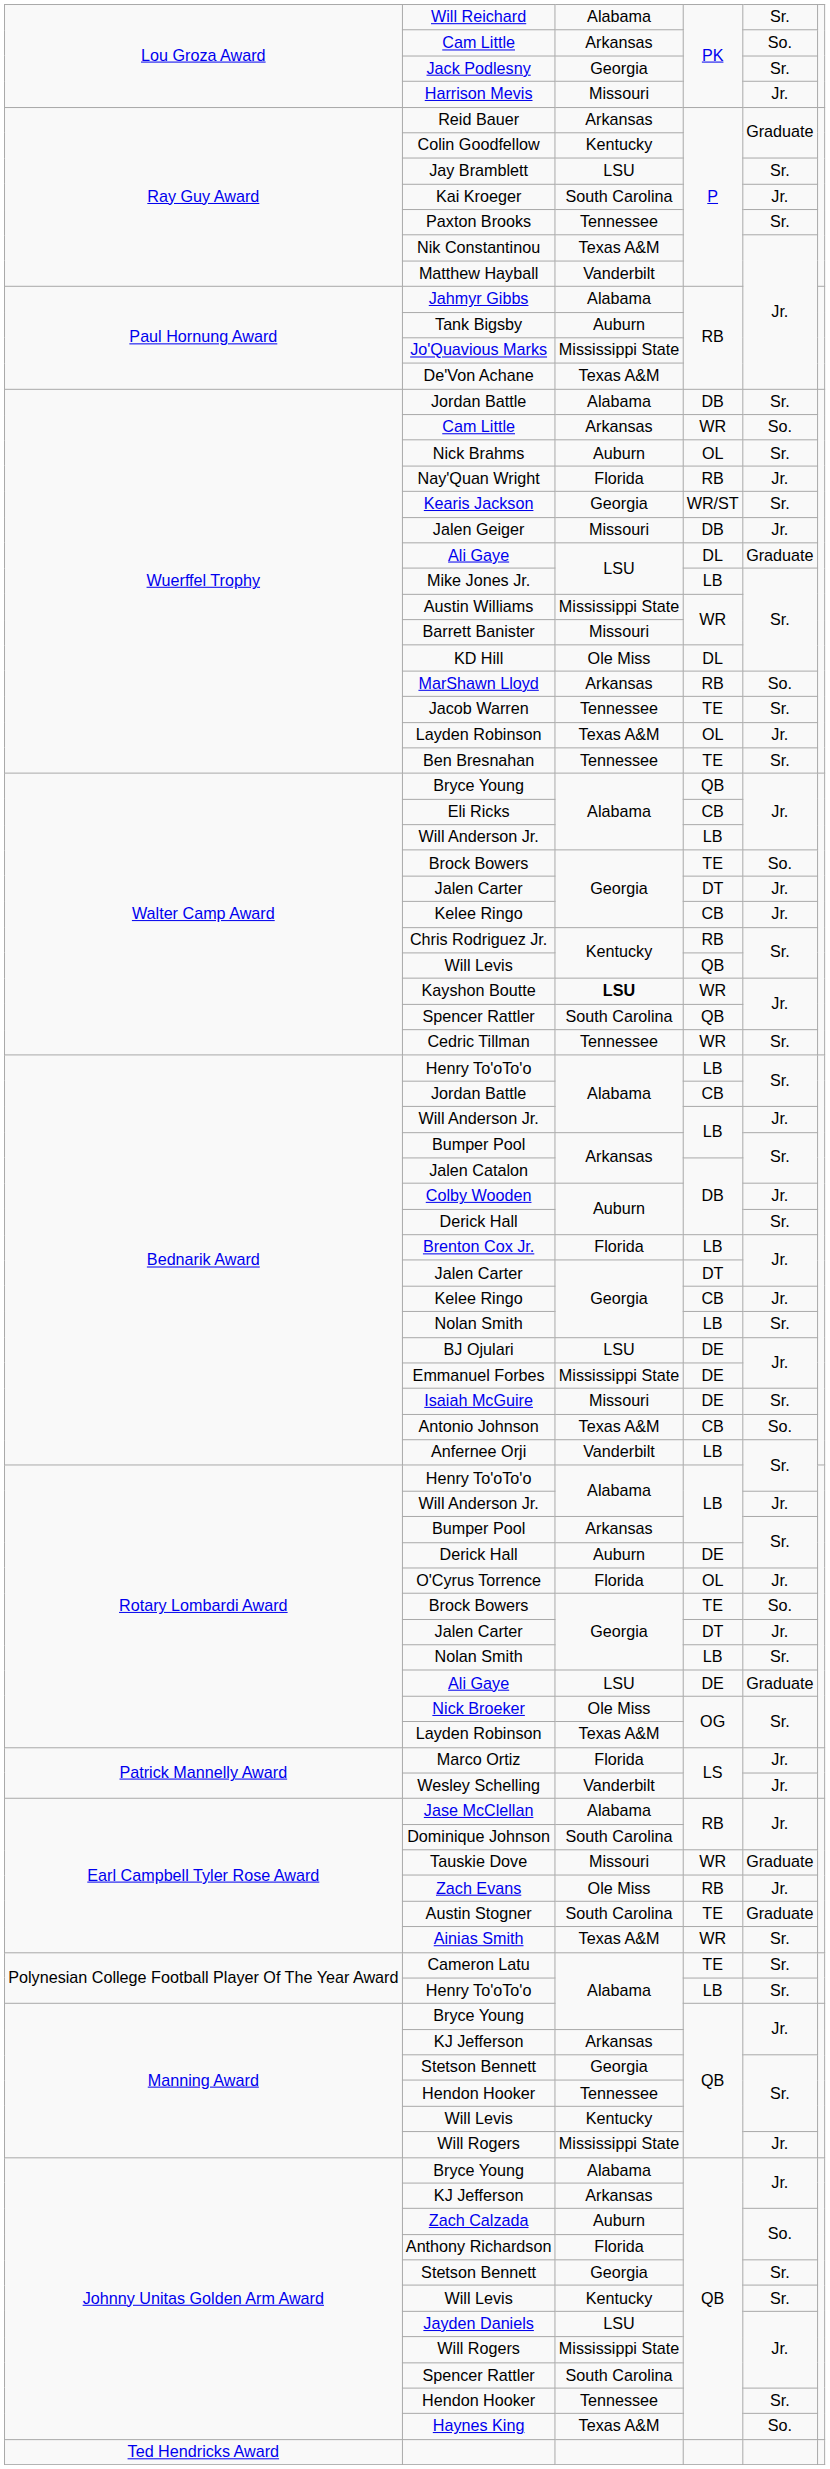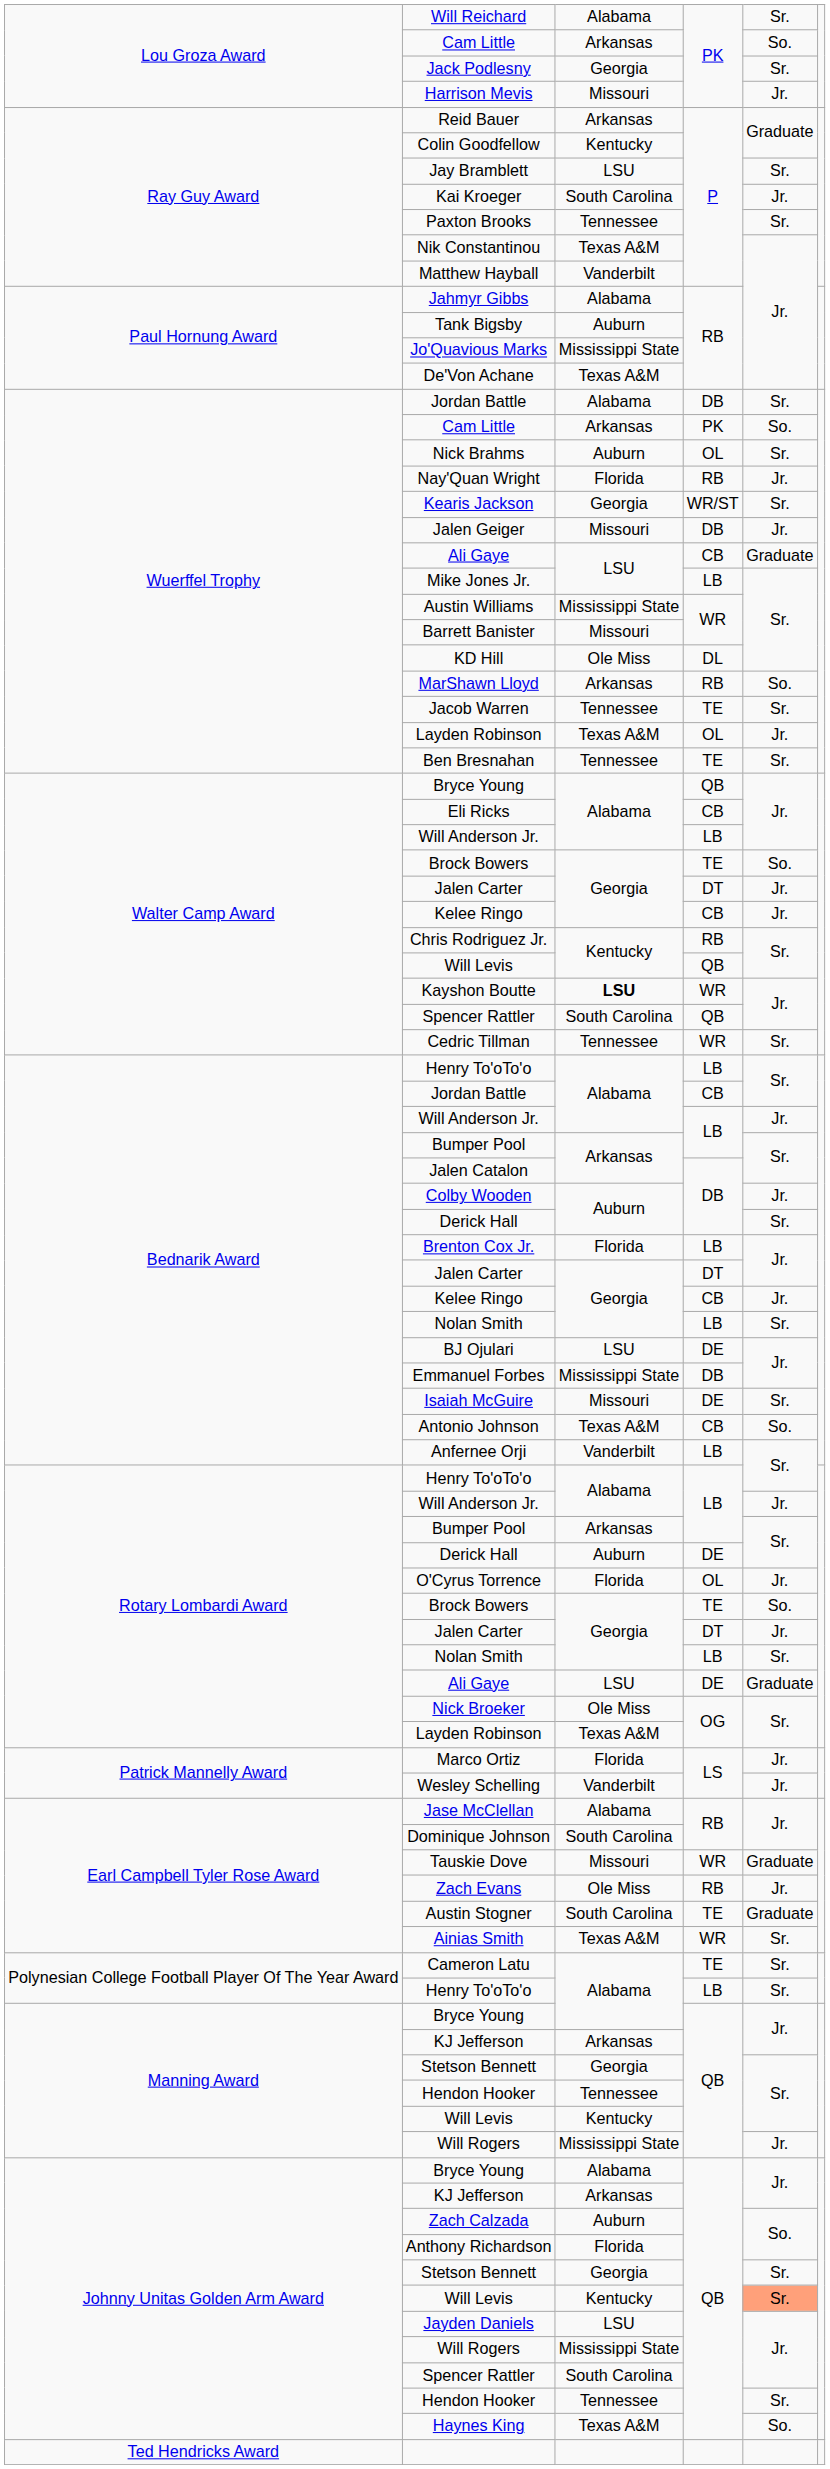(713, 427) WR -> (713, 427) PK
(713, 555) DL -> (713, 555) CB
(713, 1375) DE -> (713, 1375) DB
(780, 2298) no background -> (780, 2298) lightsalmon background
